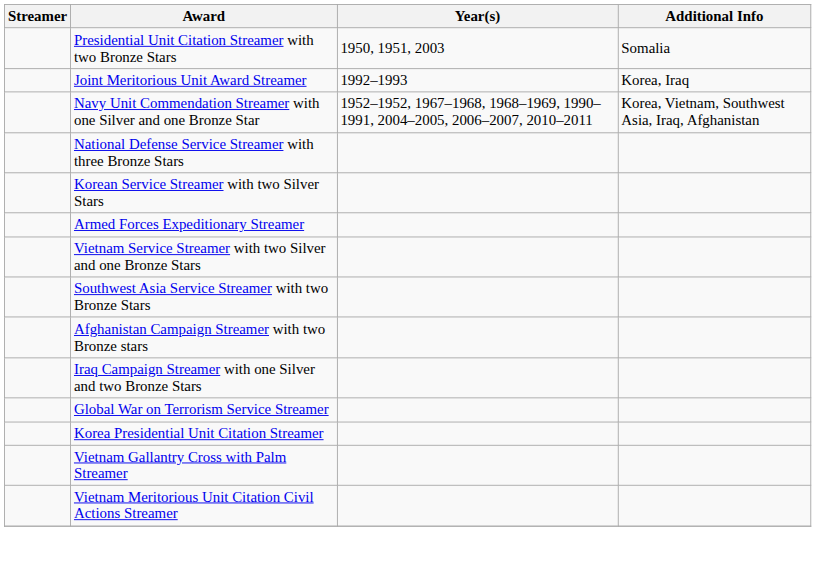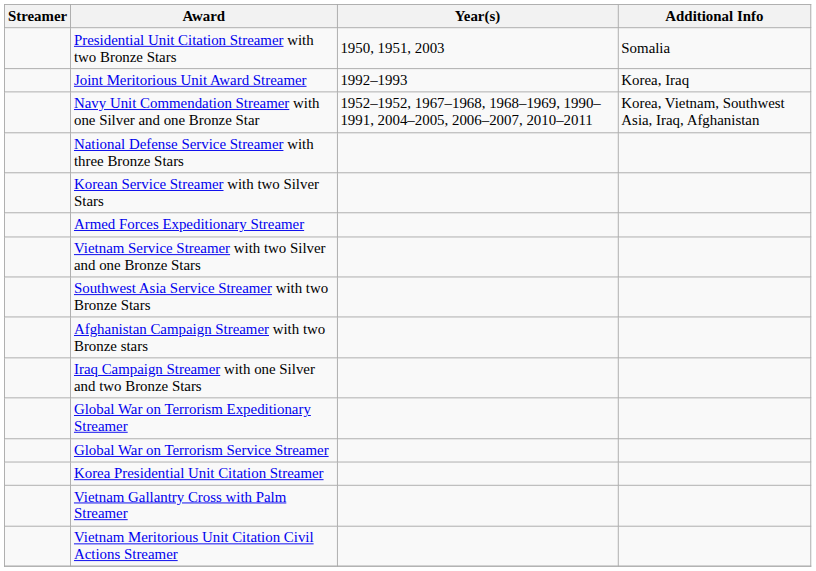+ row: (192, 418)
